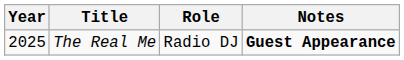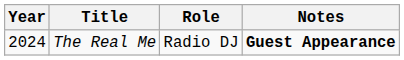(27, 43) 2025 -> (27, 43) 2024
